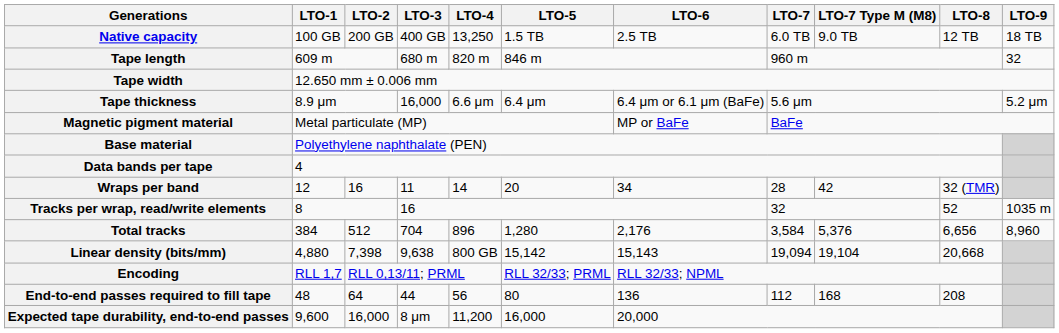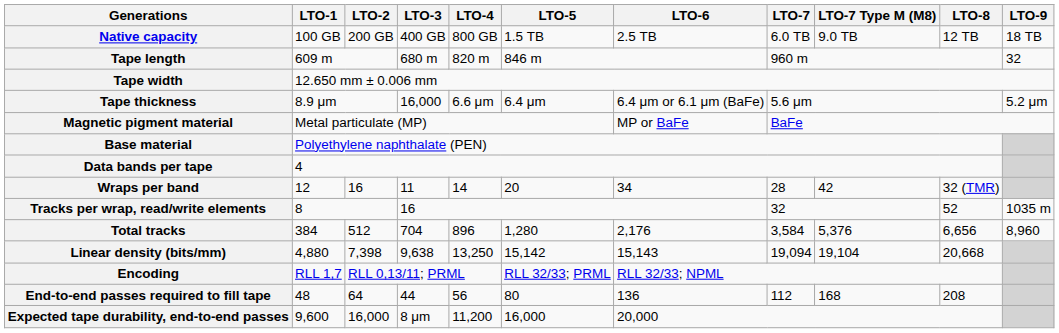(473, 37) 13,250 -> (475, 37) 800 GB
(475, 252) 800 GB -> (473, 252) 13,250
